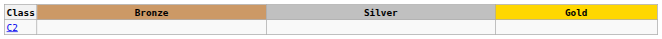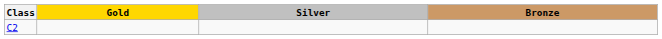columns swapped: (576, 12) <-> (152, 12)
